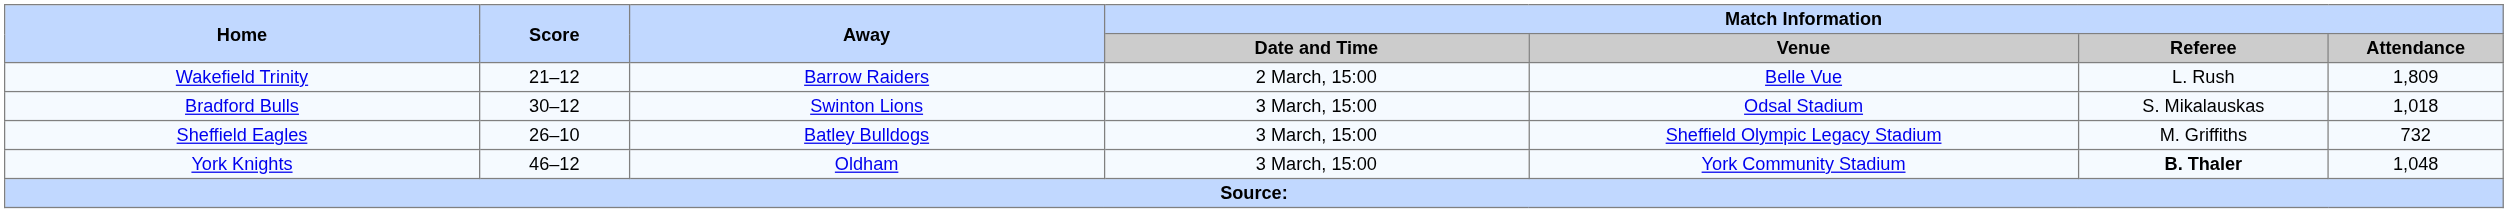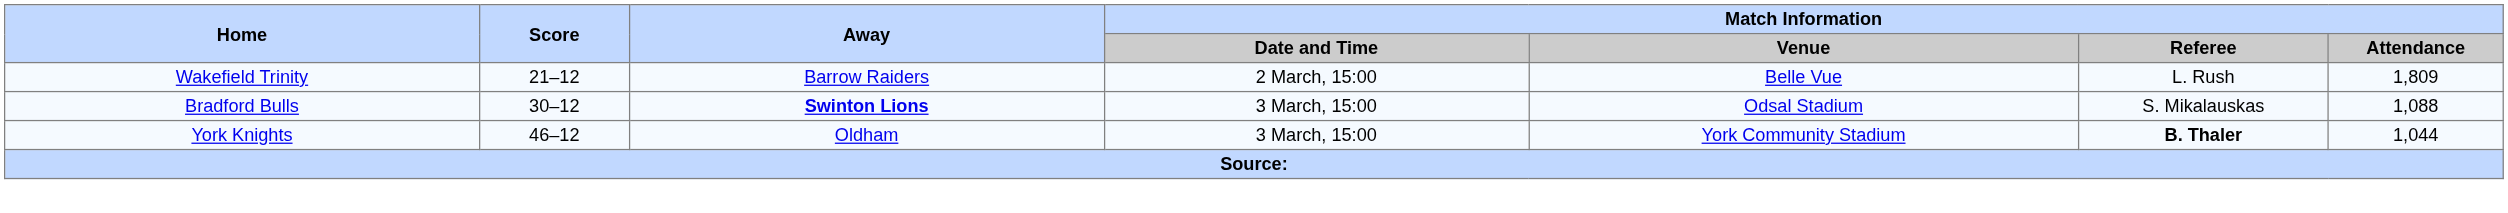(867, 106) normal -> (867, 106) bold
(2416, 106) 1,018 -> (2416, 106) 1,088
- row: (242, 135)
(2416, 164) 1,048 -> (2416, 135) 1,044
